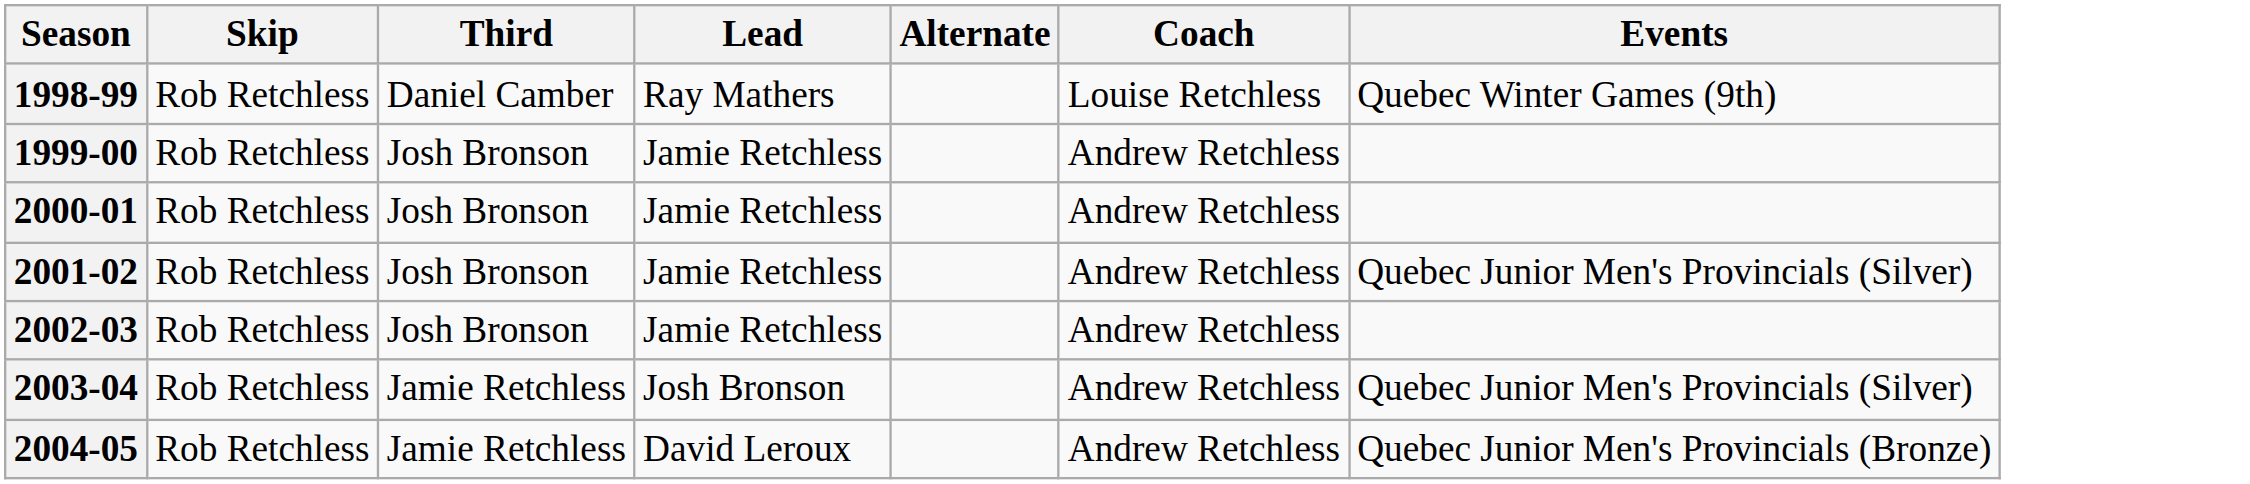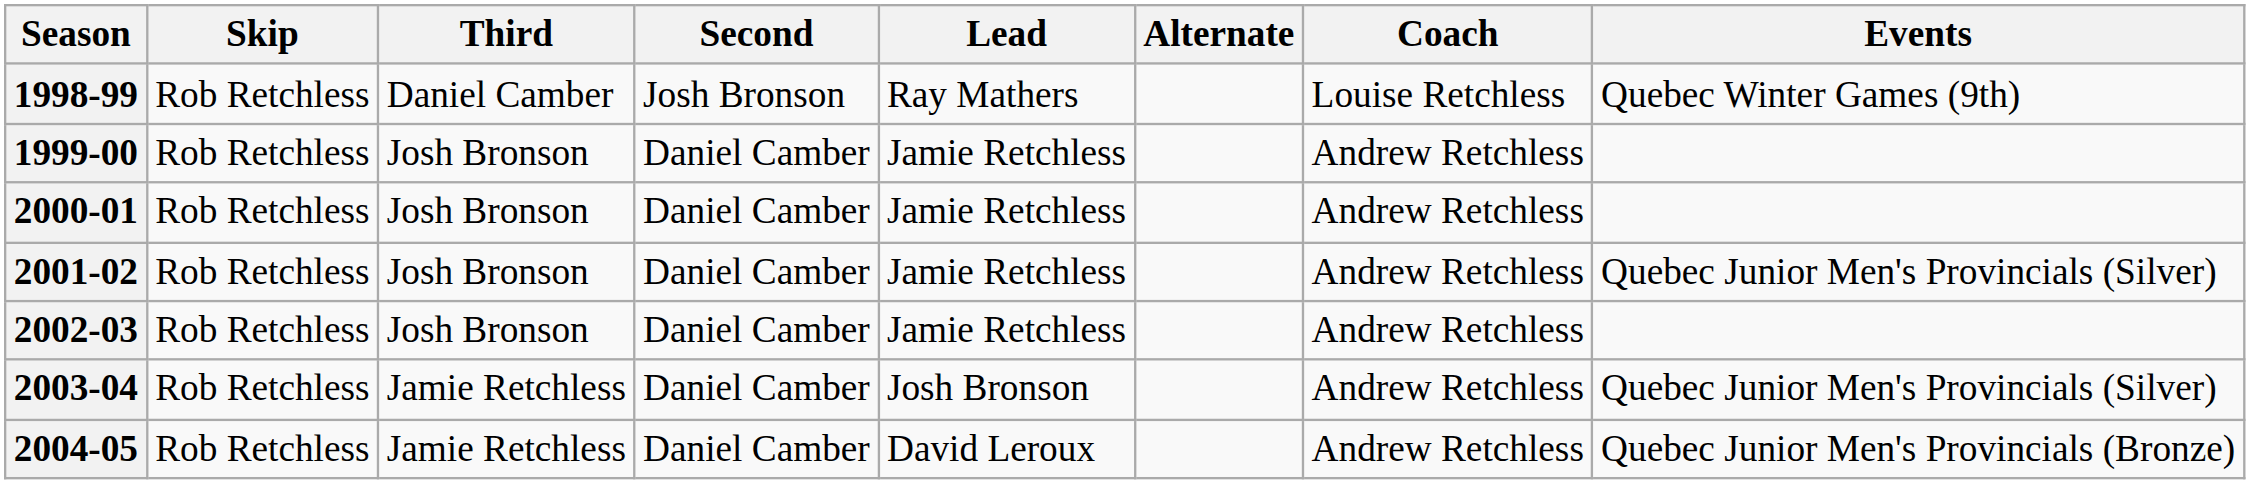+ column: (756, 34)
